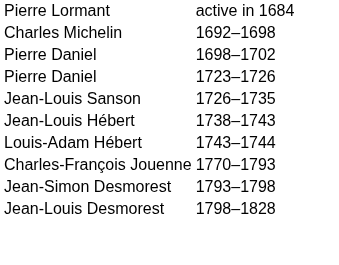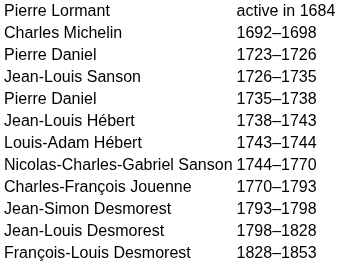- row: (236, 54)
+ row: (277, 98)
+ row: (277, 164)
+ row: (277, 252)
